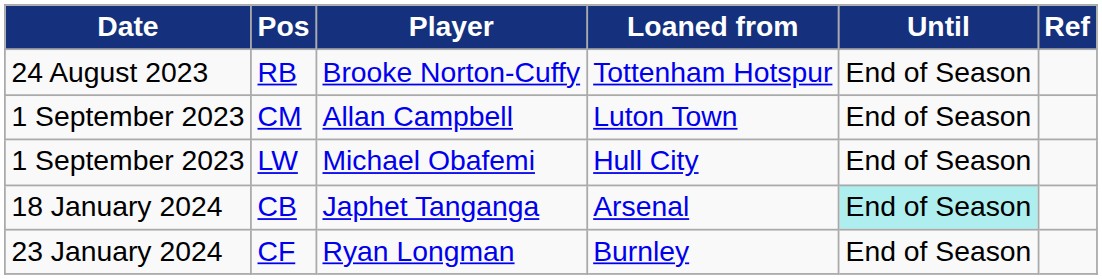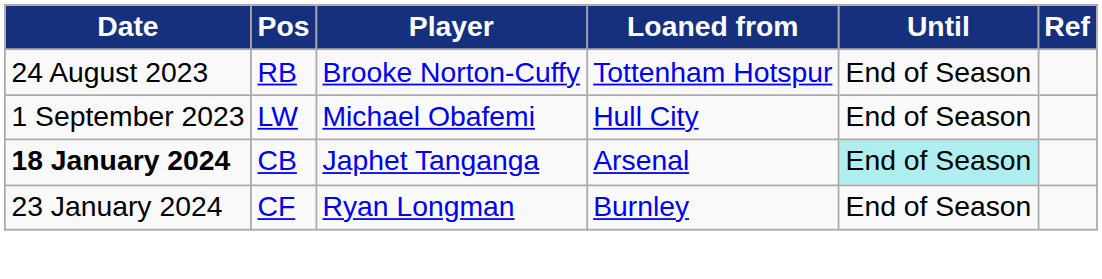- row: (280, 116)
(117, 206) normal -> (121, 161) bold
